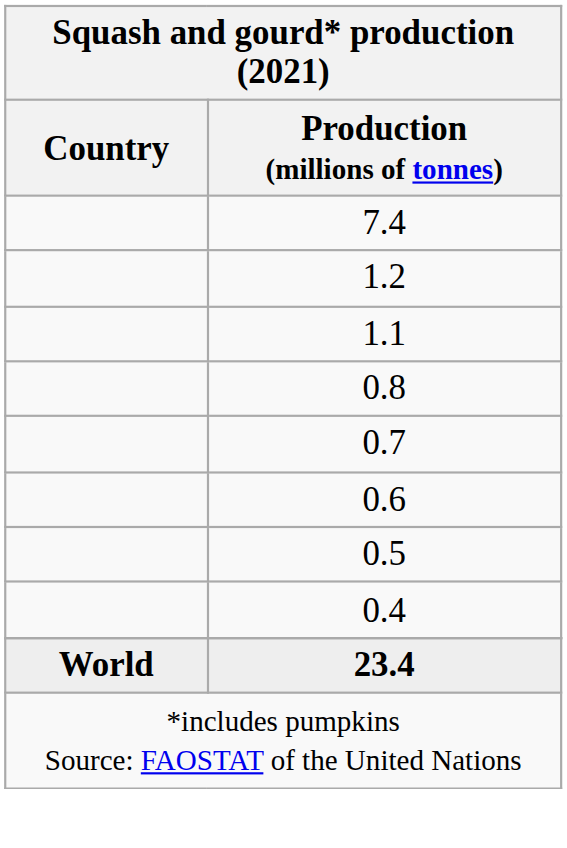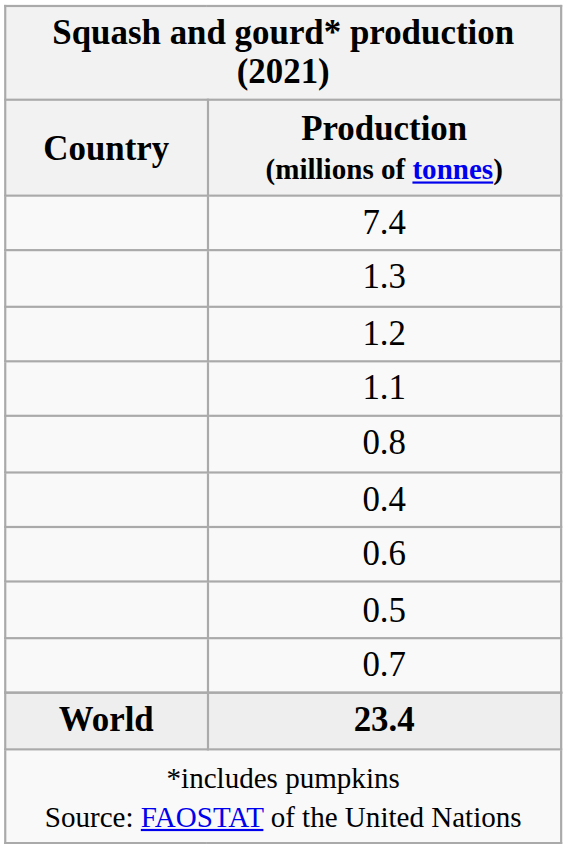+ row: (384, 277)
rows swapped: (384, 443) <-> (384, 609)
